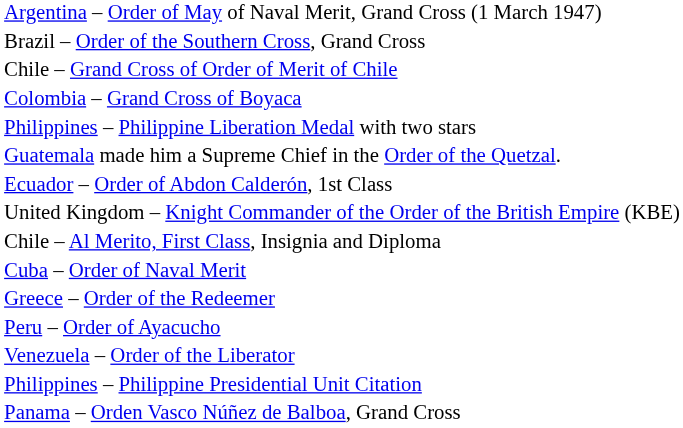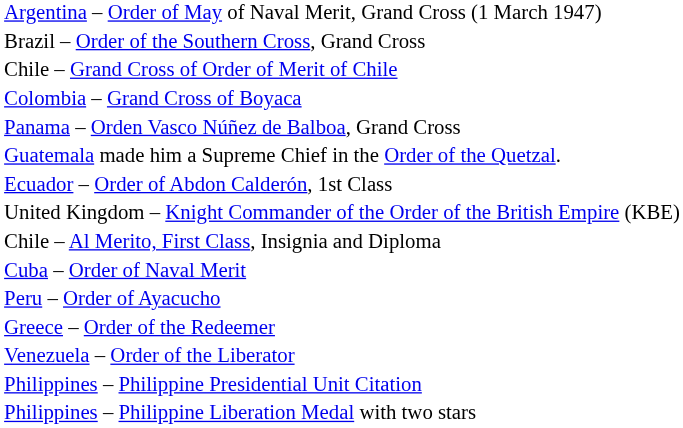rows swapped: (232, 412) <-> (240, 126)
rows swapped: (140, 298) <-> (112, 327)
